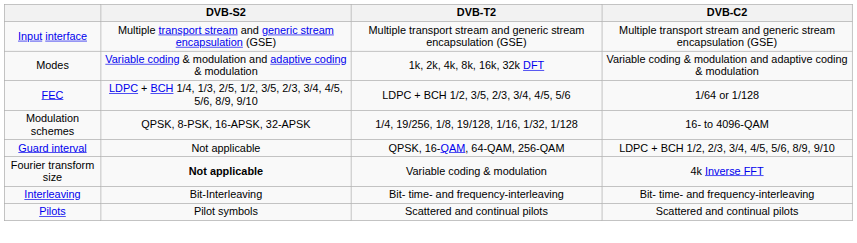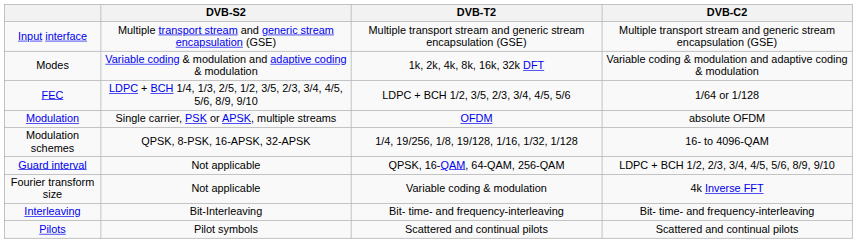+ row: (52, 118)
(226, 171) bold -> (226, 188) normal
